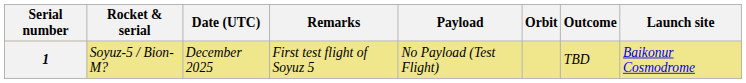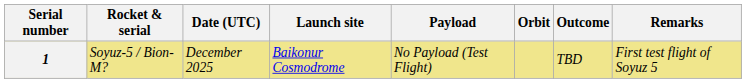columns swapped: (681, 22) <-> (334, 22)
